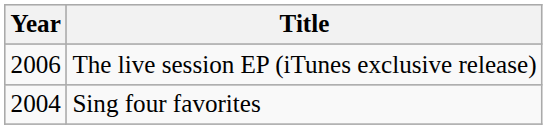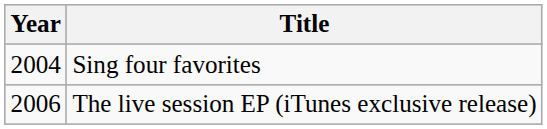rows swapped: (167, 104) <-> (304, 64)
